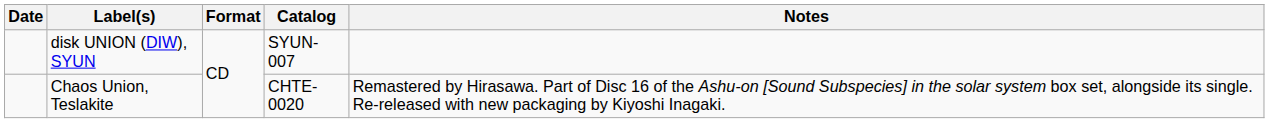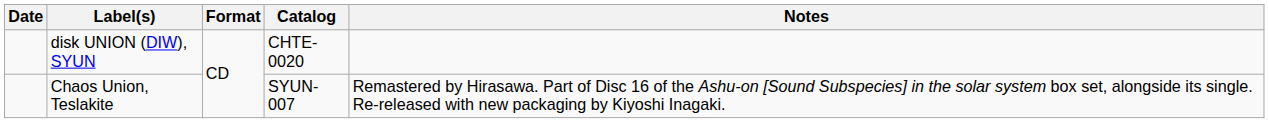(293, 52) SYUN-007 -> (293, 52) CHTE-0020
(293, 95) CHTE-0020 -> (293, 95) SYUN-007
